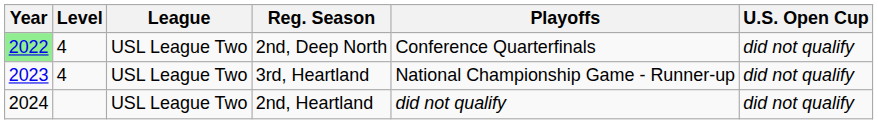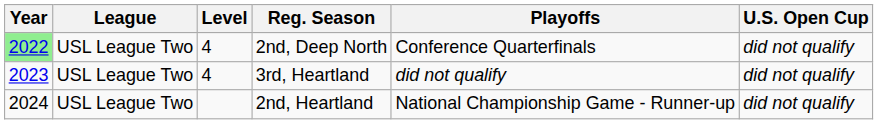columns swapped: (80, 18) <-> (179, 18)
(565, 75) National Championship Game - Runner-up -> (451, 75) did not qualify
(451, 103) did not qualify -> (565, 103) National Championship Game - Runner-up
